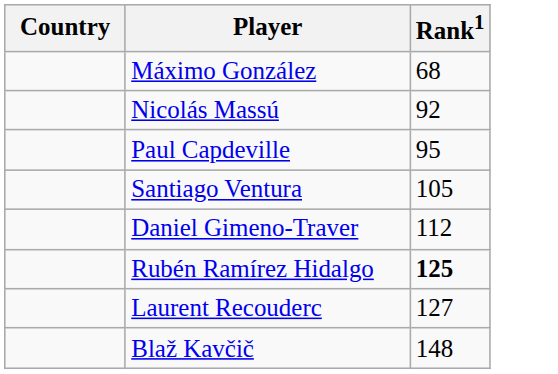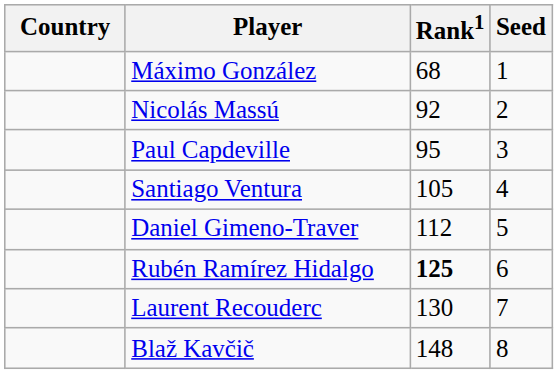+ column: (521, 27)
(434, 308) 127 -> (434, 308) 130
